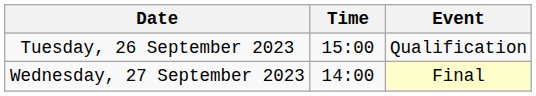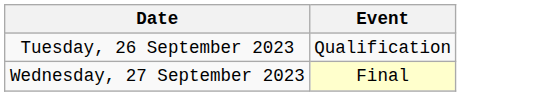- column: (348, 19)
